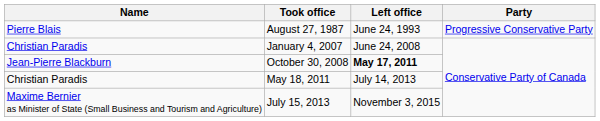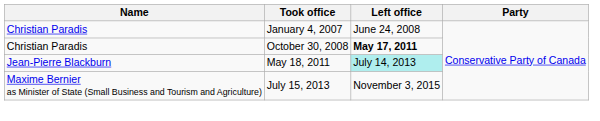- row: (305, 29)
(59, 63) Jean-Pierre Blackburn -> (47, 46) Christian Paradis
(47, 79) Christian Paradis -> (59, 63) Jean-Pierre Blackburn
(385, 79) no background -> (385, 63) paleturquoise background
